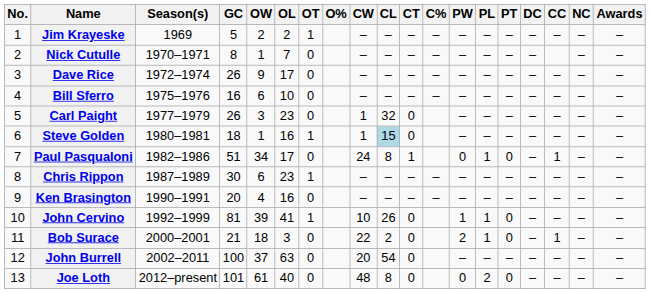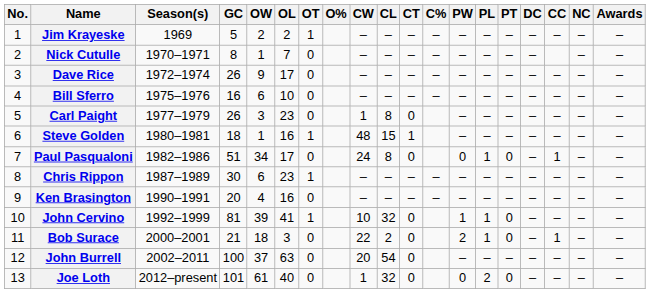(388, 116) 32 -> (388, 116) 8
(363, 136) 1 -> (363, 136) 48
(388, 136) lightblue background -> (388, 136) no background
(411, 136) 0 -> (411, 136) 1
(411, 156) 1 -> (411, 156) 0
(388, 217) 26 -> (388, 217) 32
(363, 278) 48 -> (363, 278) 1
(388, 278) 8 -> (388, 278) 32
